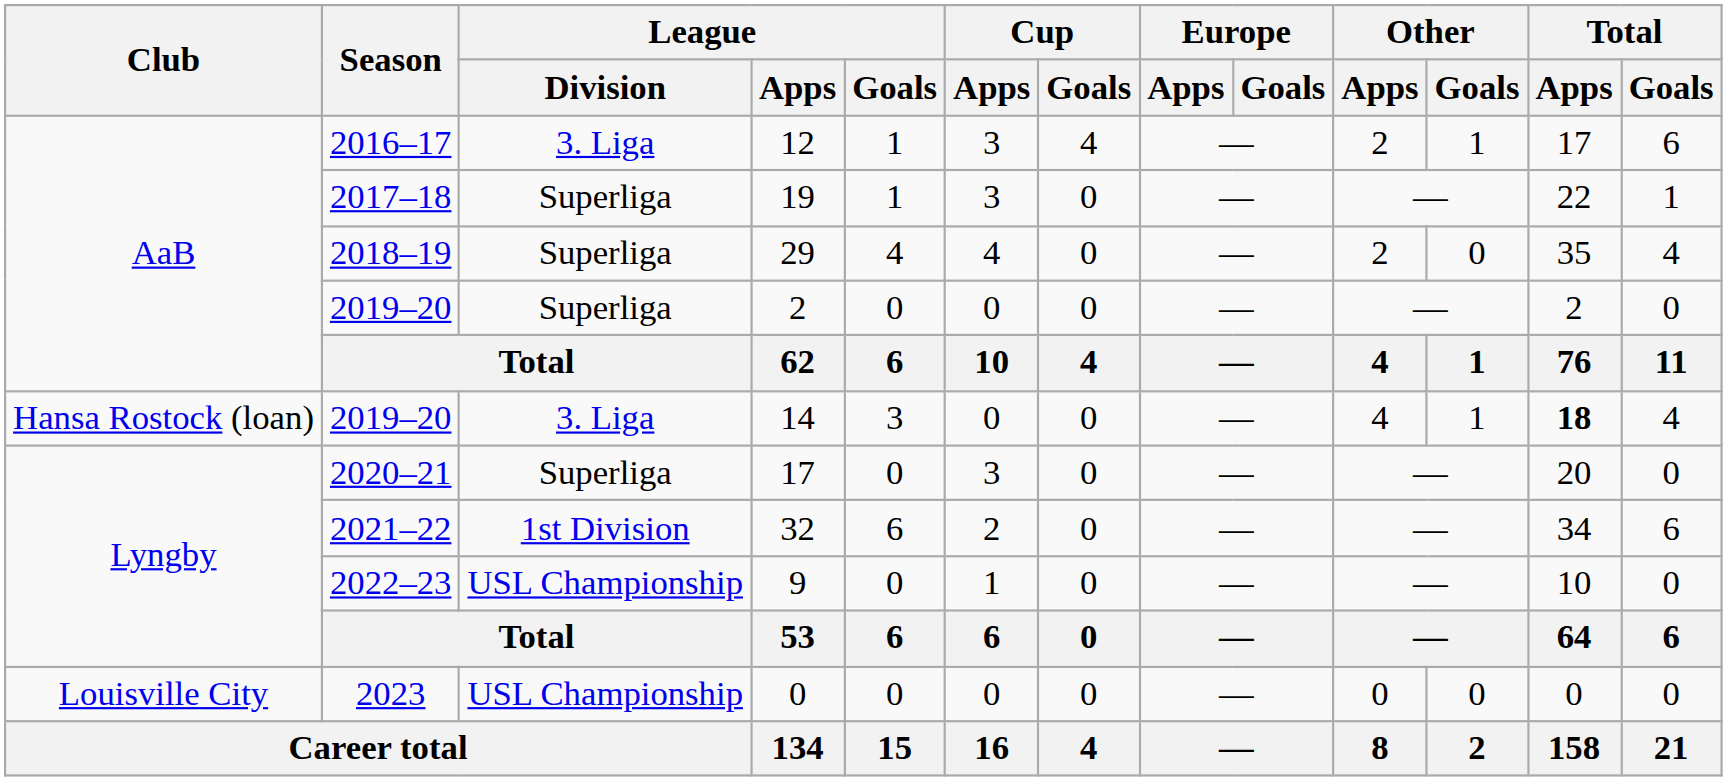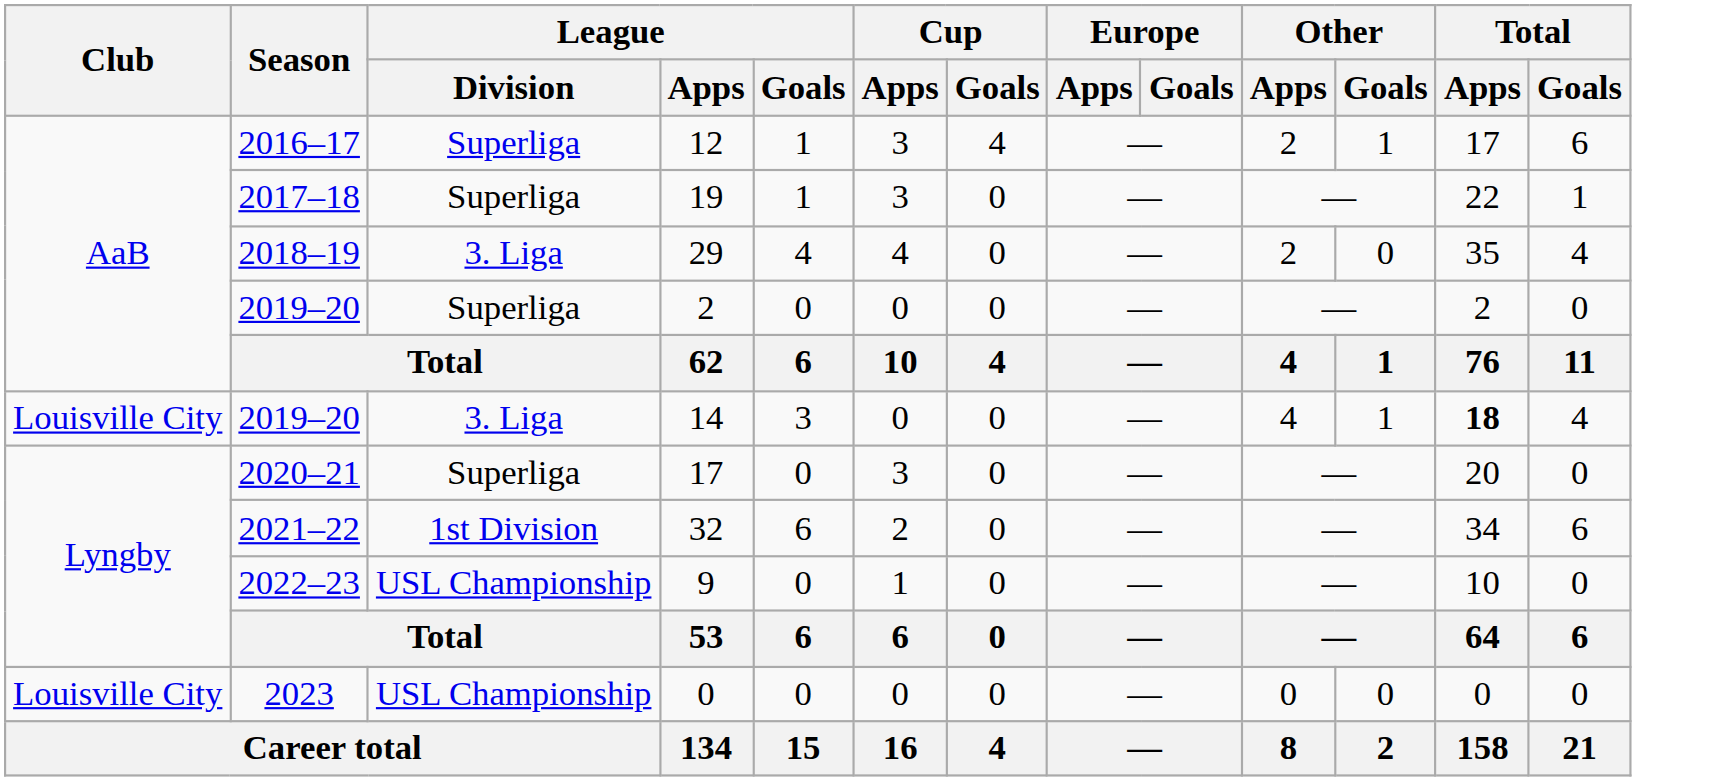(605, 142) 3. Liga -> (514, 142) Superliga
(605, 252) Superliga -> (514, 252) 3. Liga
(164, 417) Hansa Rostock (loan) -> (118, 417) Louisville City
